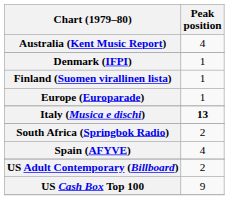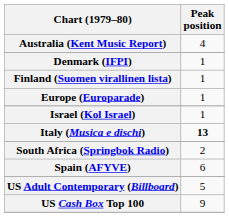+ row: (93, 114)
(203, 150) 4 -> (203, 168) 6
(203, 168) 2 -> (203, 185) 5
